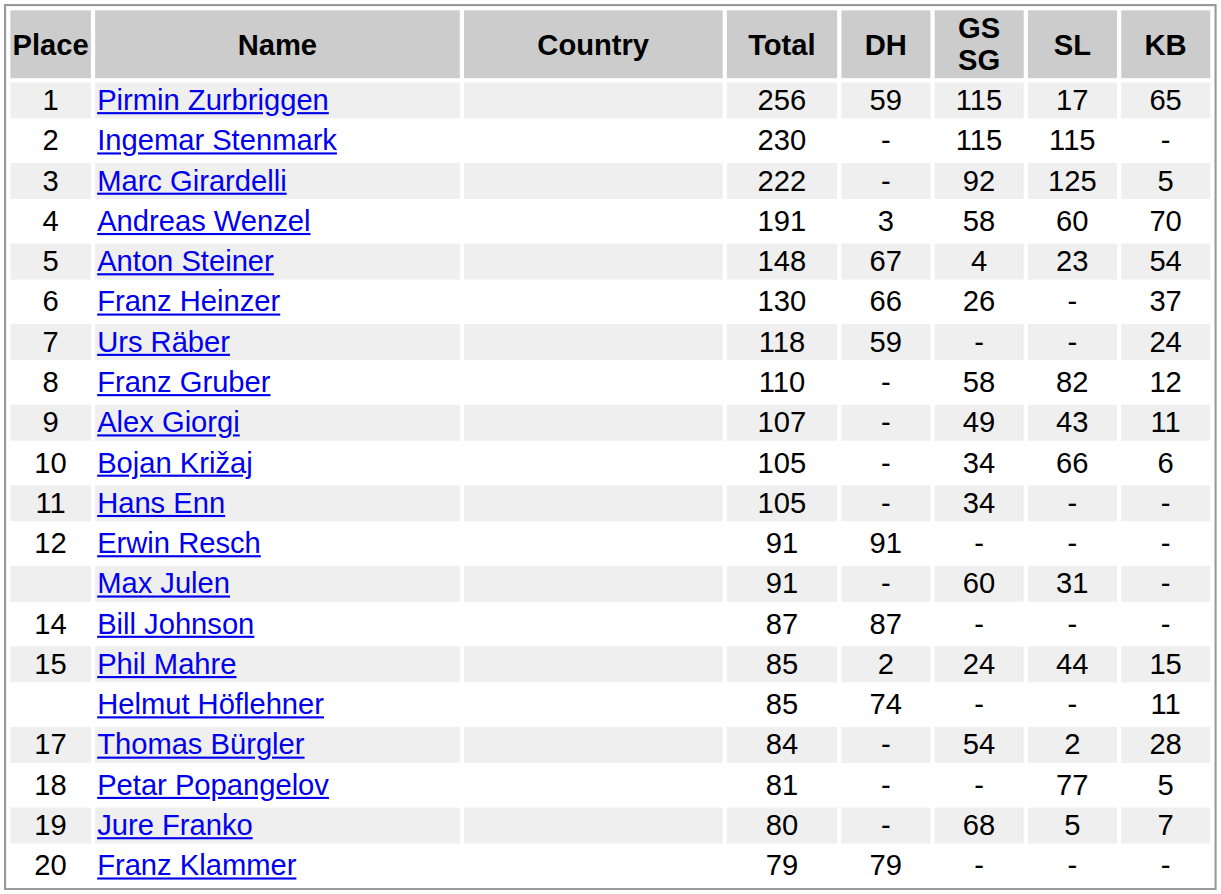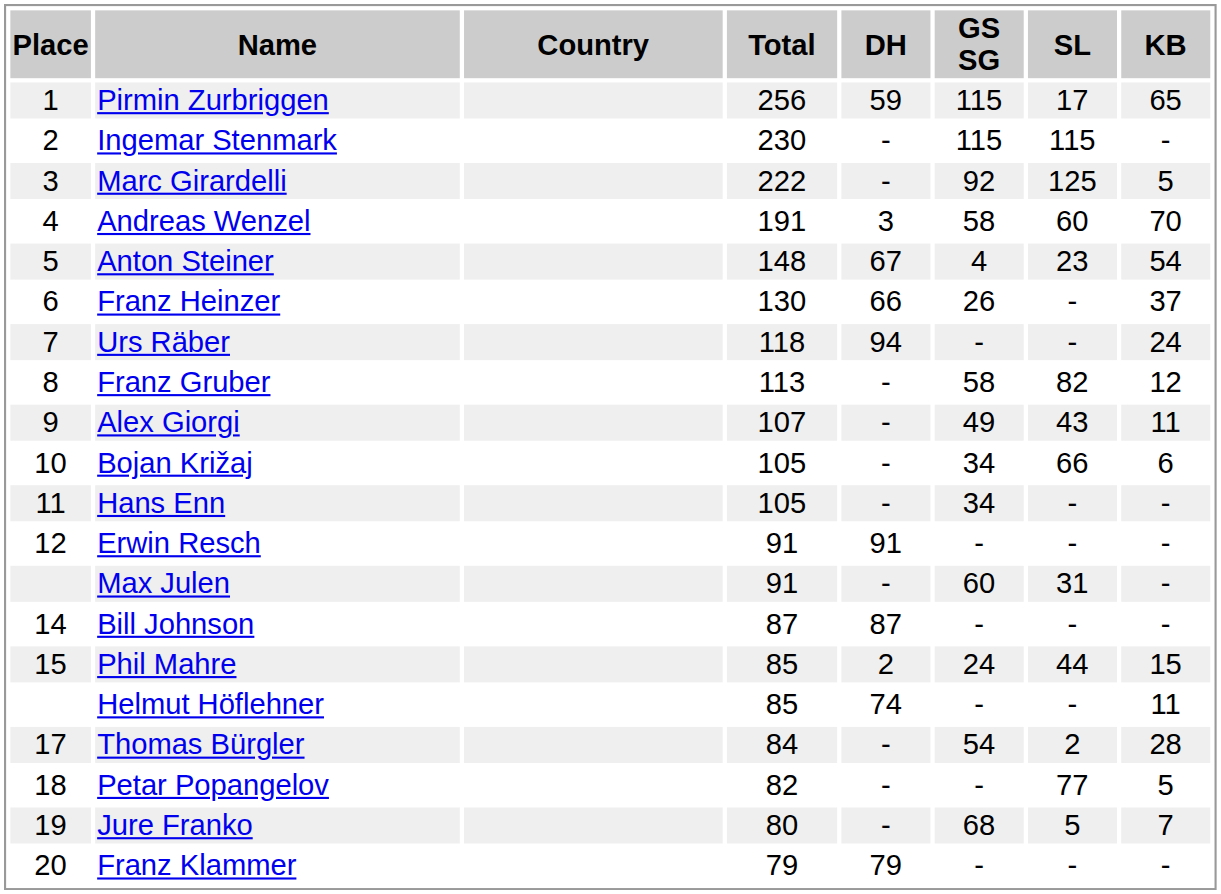(886, 342) 59 -> (886, 342) 94
(782, 382) 110 -> (782, 382) 113
(782, 785) 81 -> (782, 785) 82
